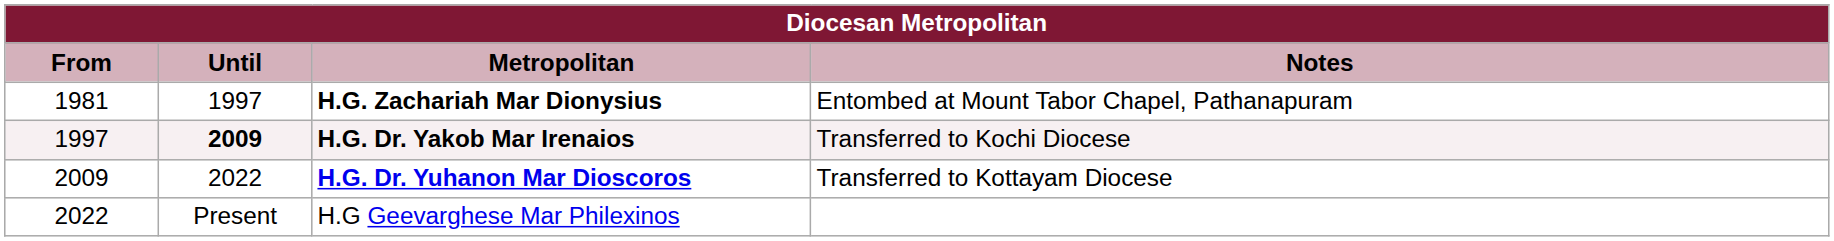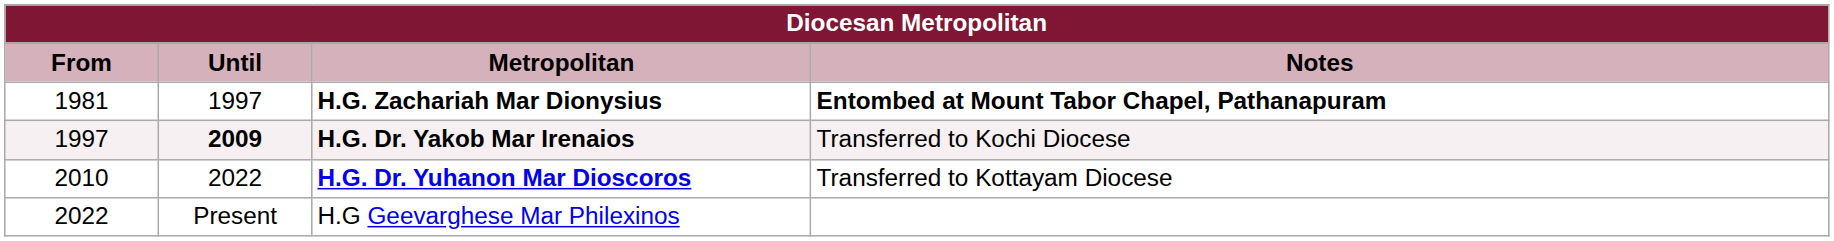(1085, 100) normal -> (1101, 100) bold
(82, 178) 2009 -> (82, 178) 2010
